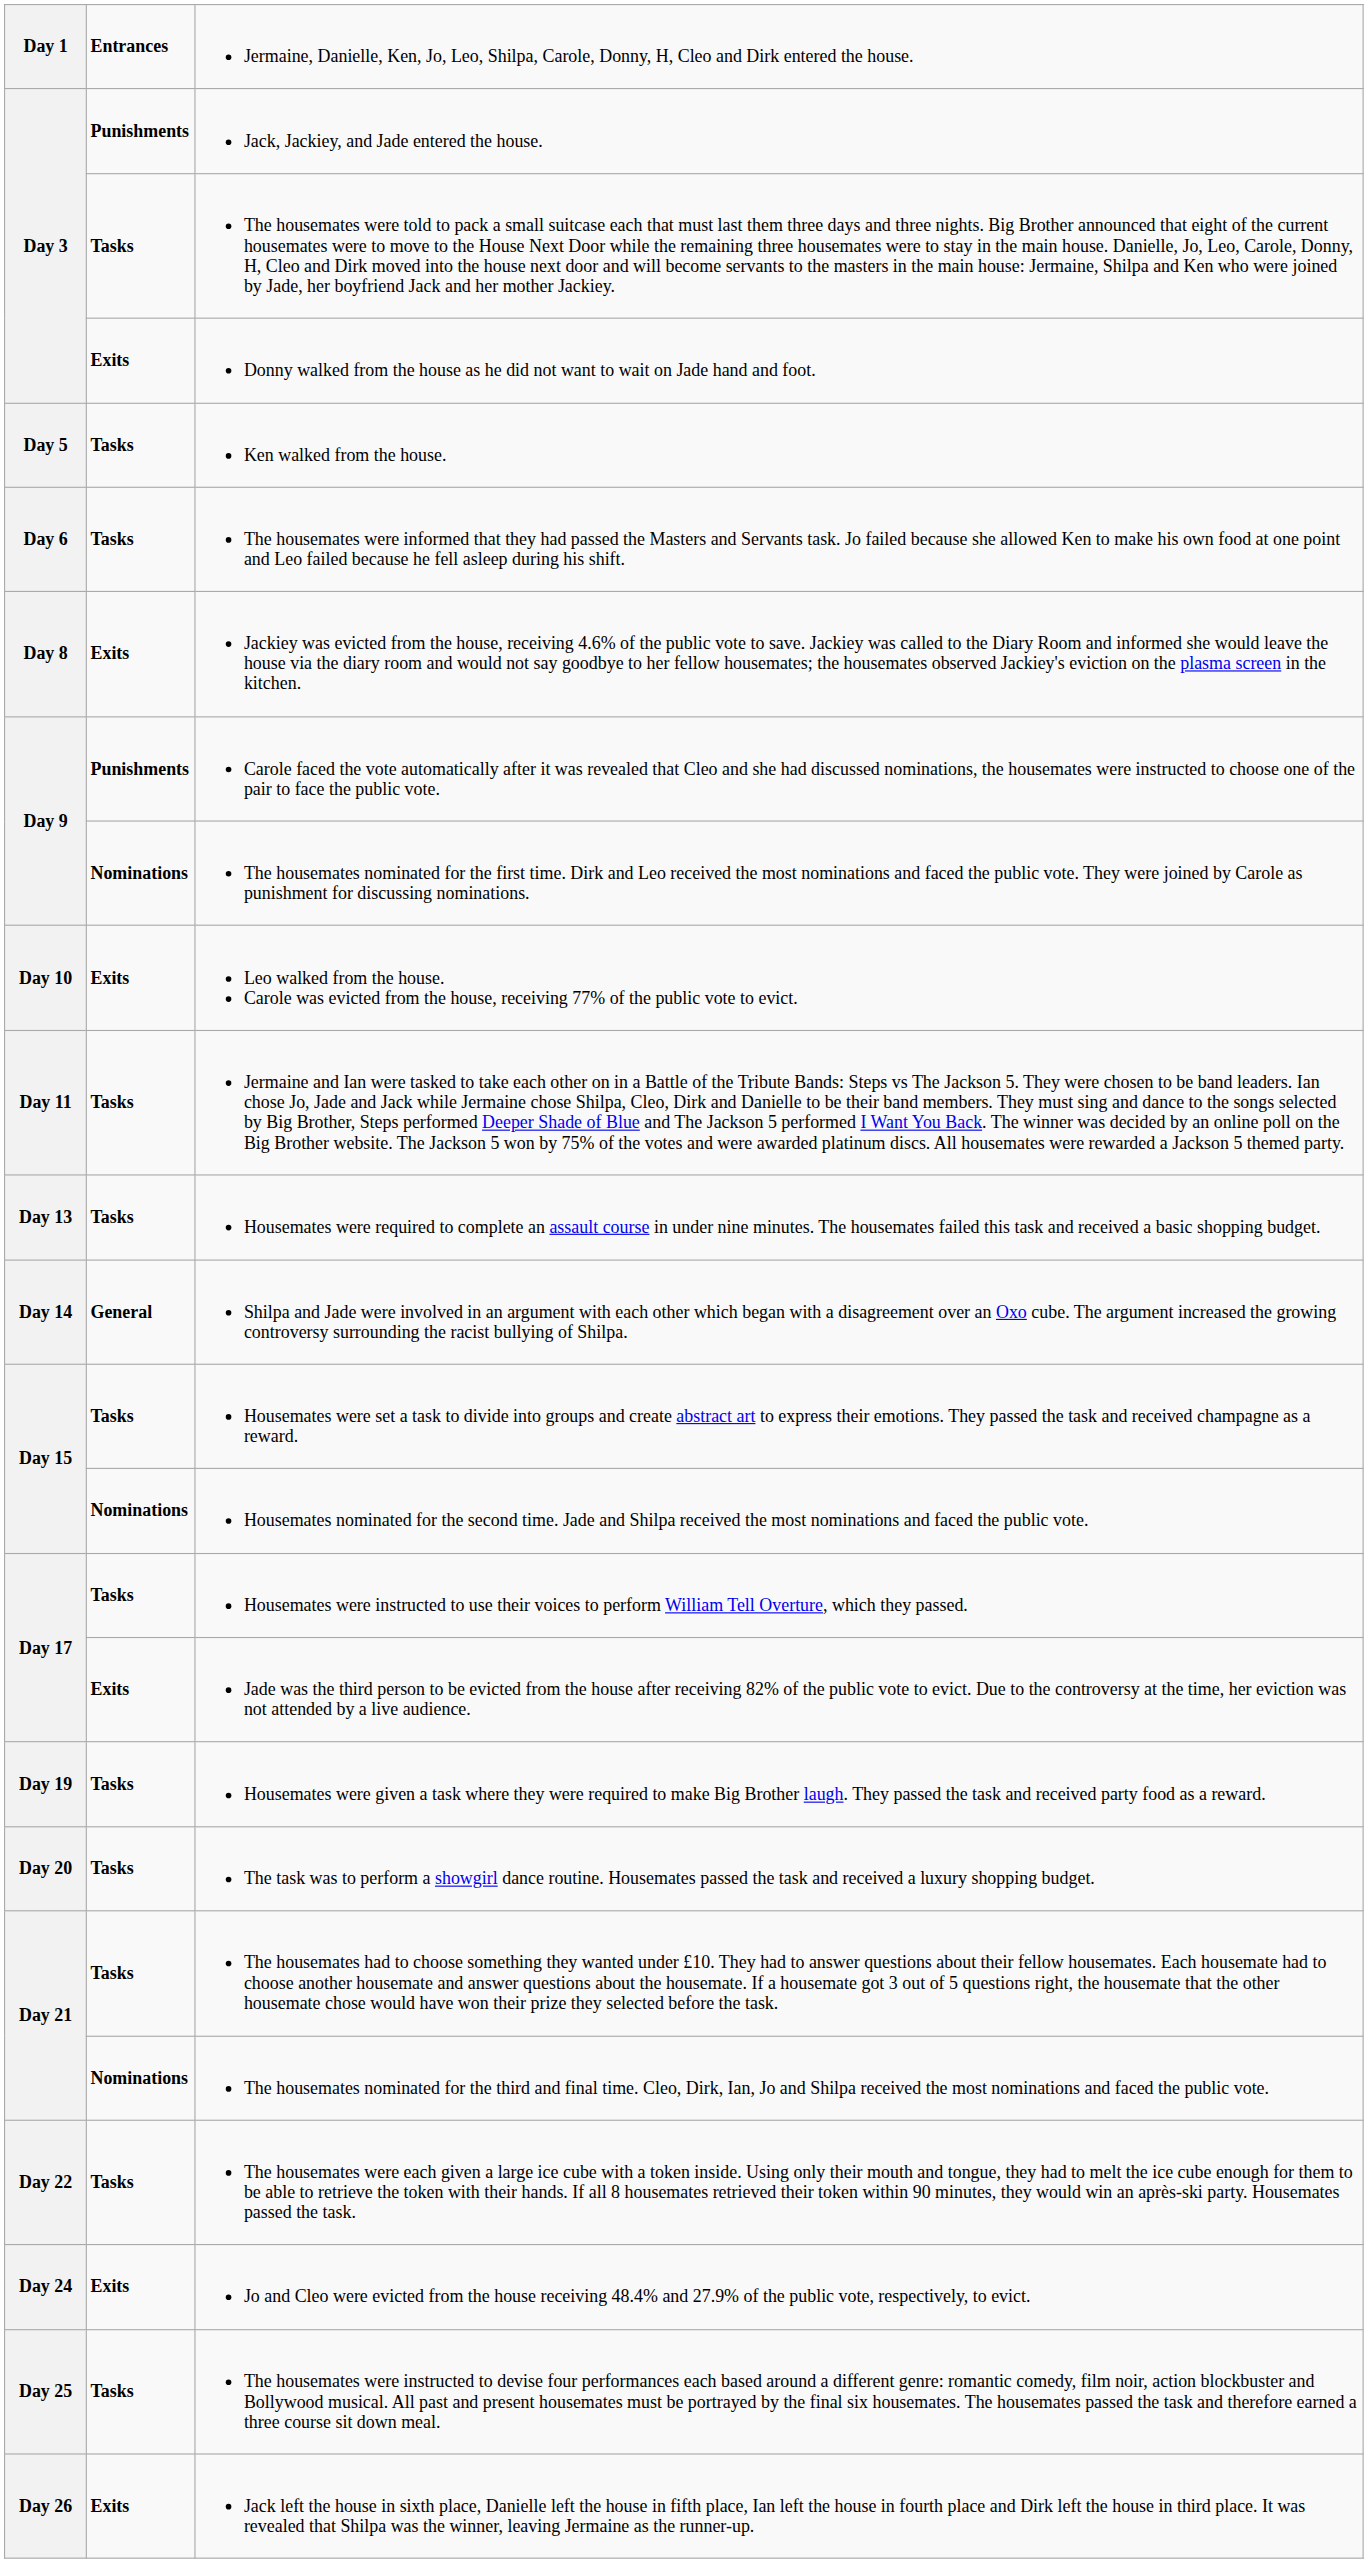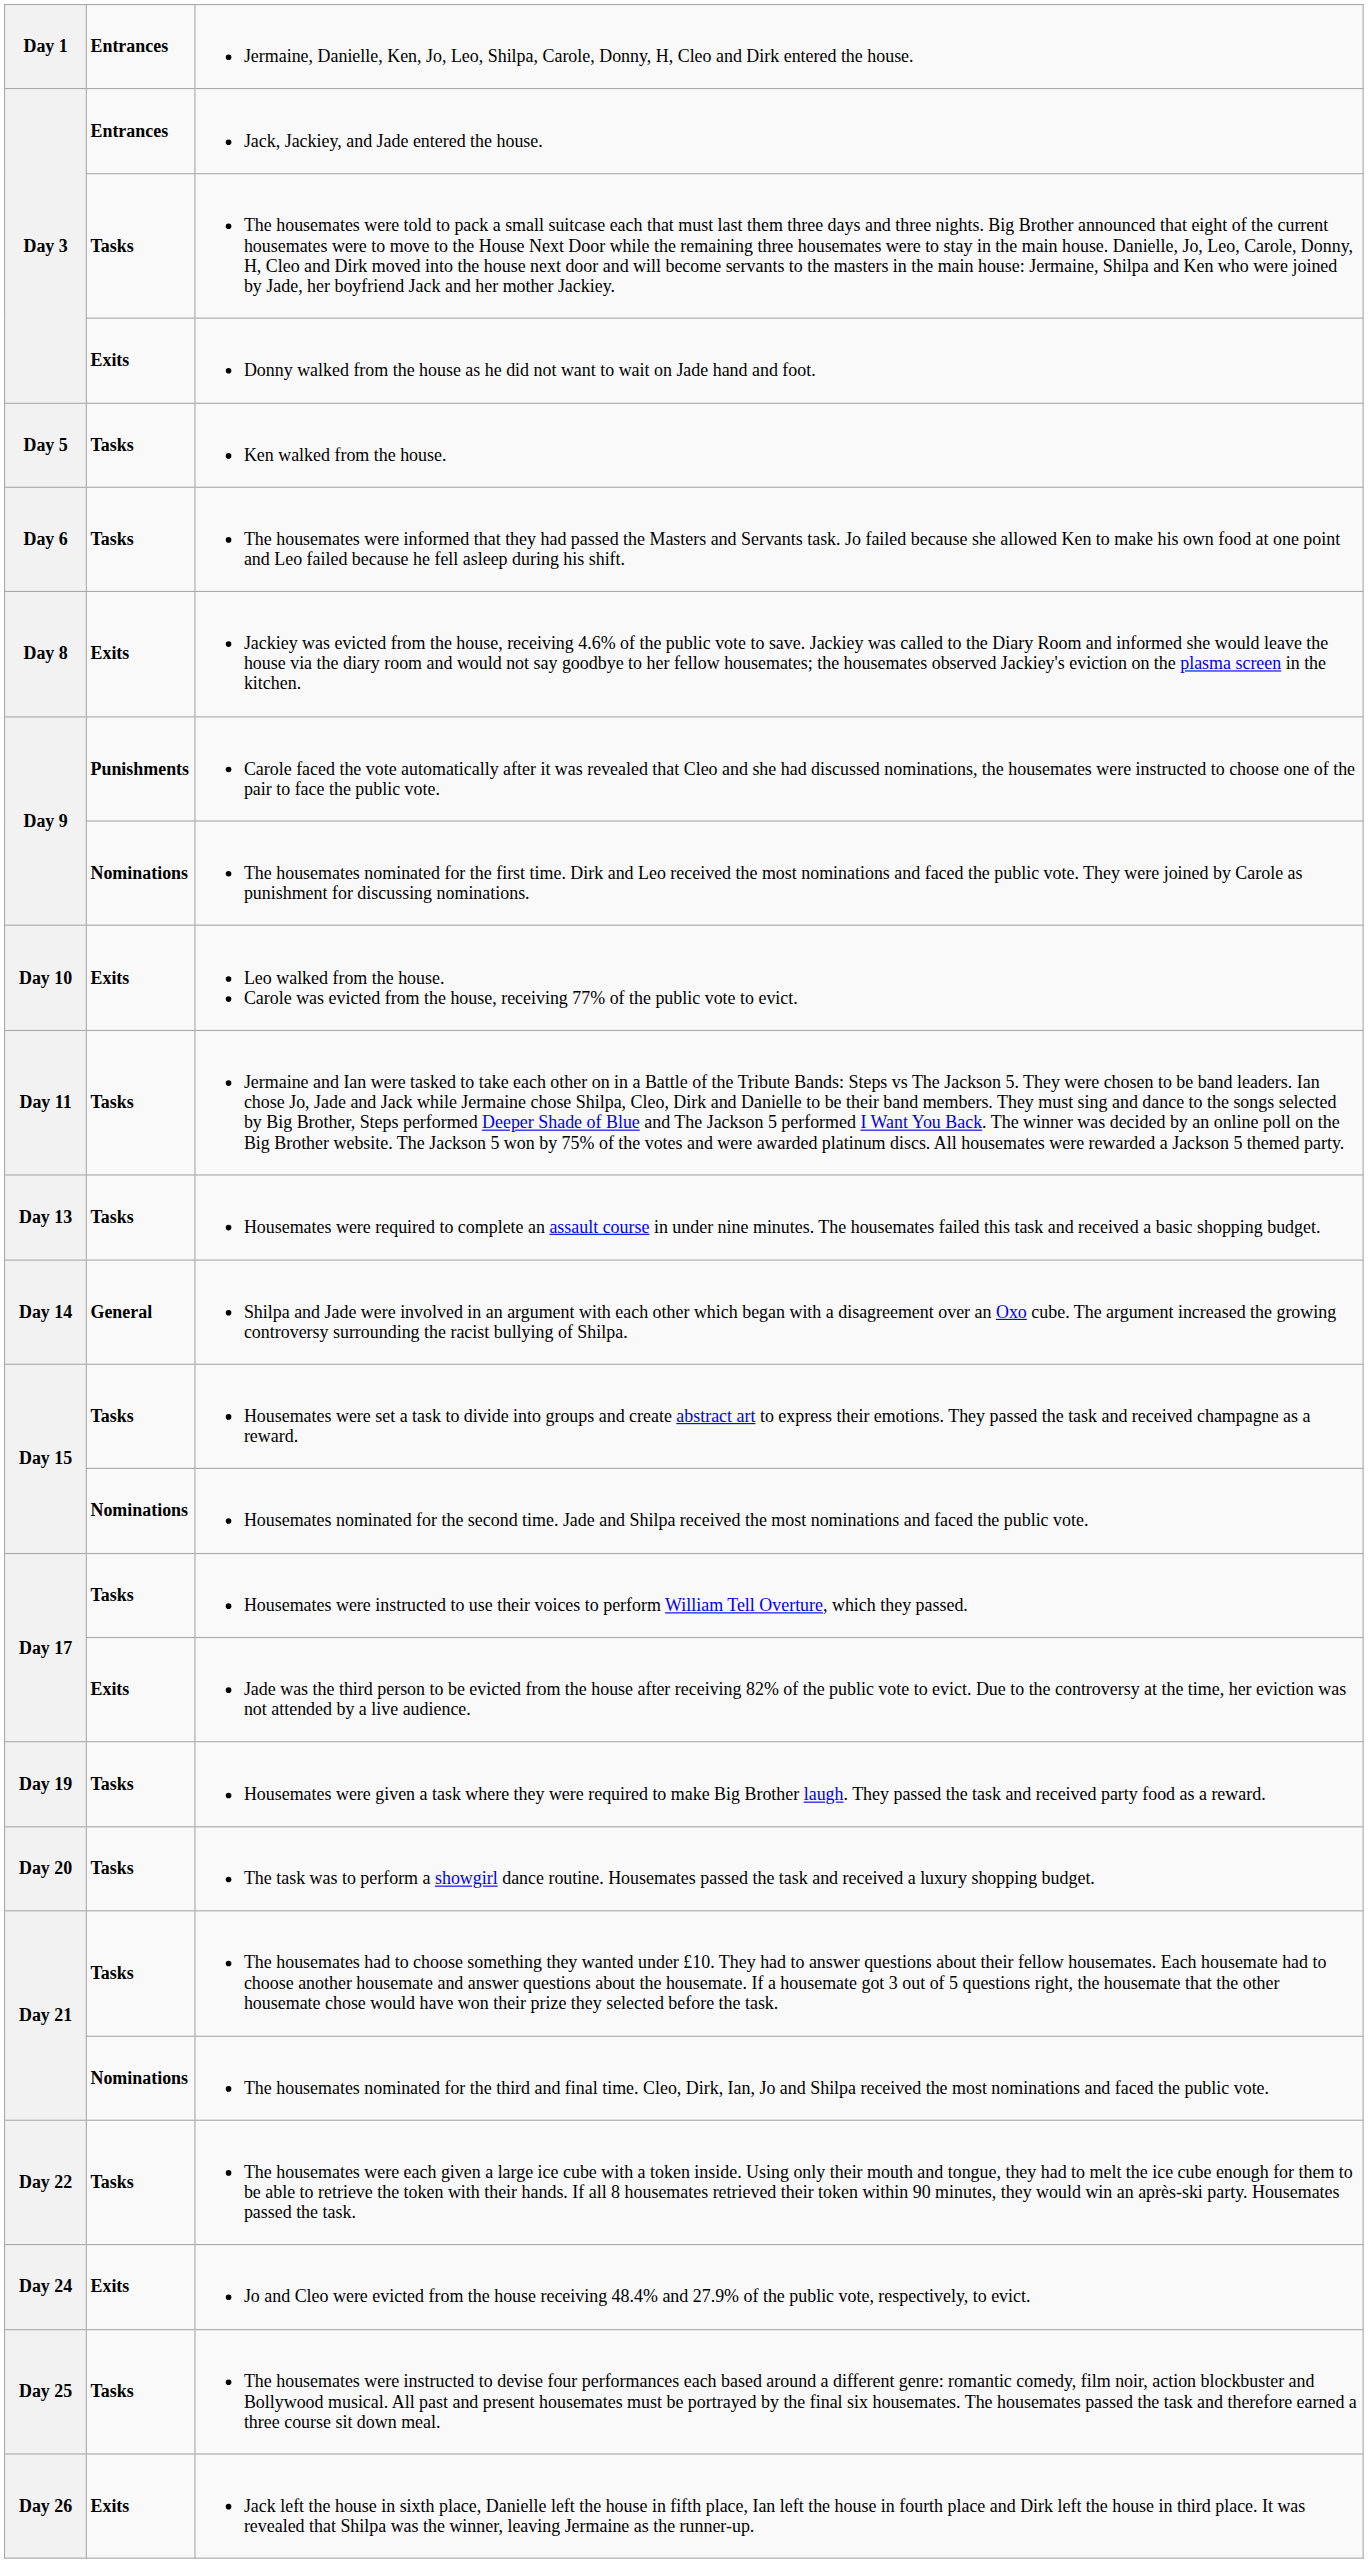(140, 131) Punishments -> (129, 131) Entrances
